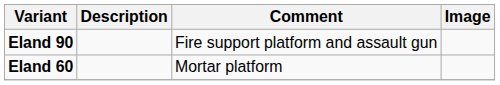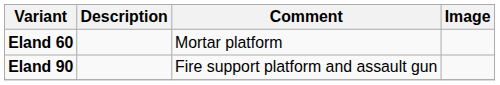rows swapped: (41, 67) <-> (41, 42)
